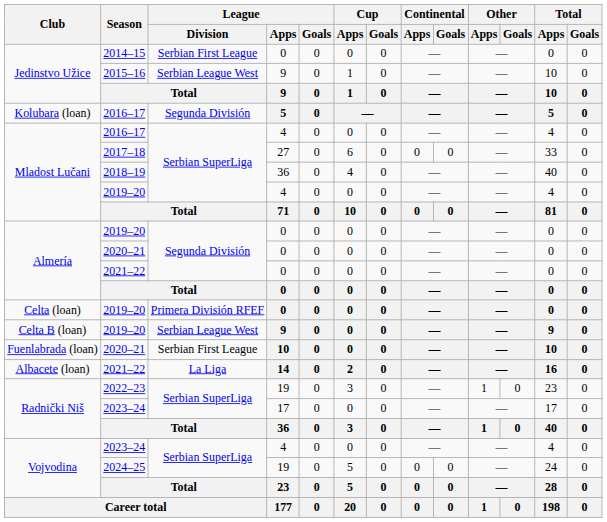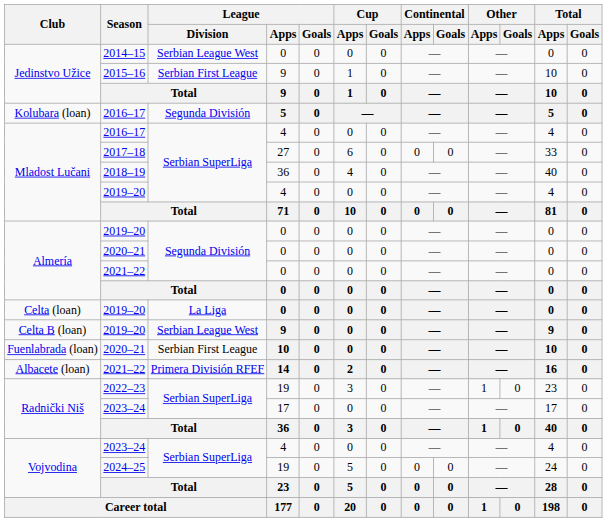(208, 54) Serbian First League -> (208, 54) Serbian League West
(208, 73) Serbian League West -> (208, 73) Serbian First League
(208, 310) Primera División RFEF -> (208, 310) La Liga
(208, 369) La Liga -> (208, 369) Primera División RFEF
